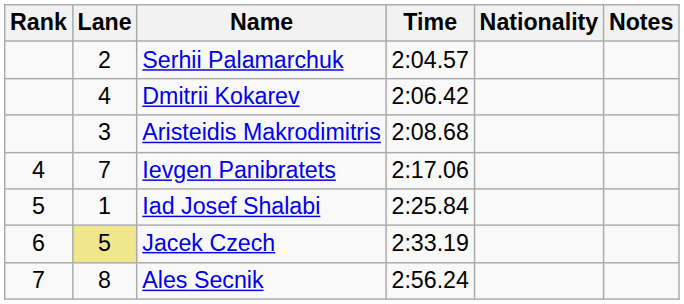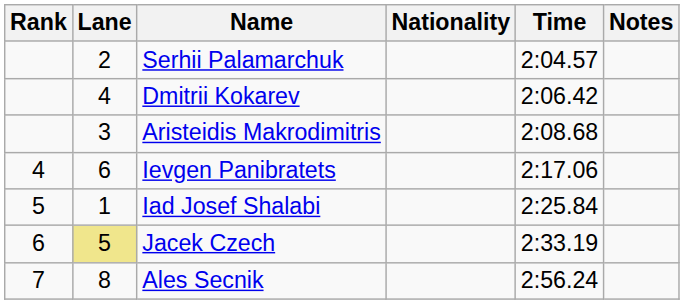columns swapped: (539, 22) <-> (430, 22)
(105, 170) 7 -> (105, 170) 6
